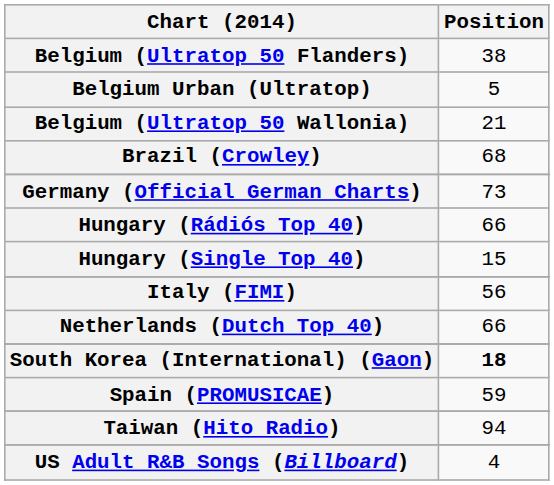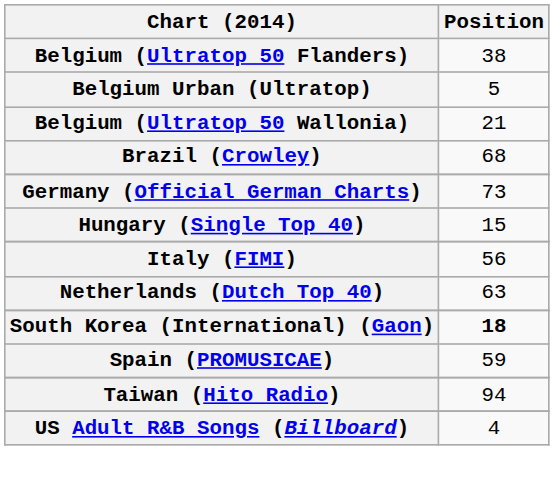- row: (222, 225)
(494, 327) 66 -> (494, 293) 63
